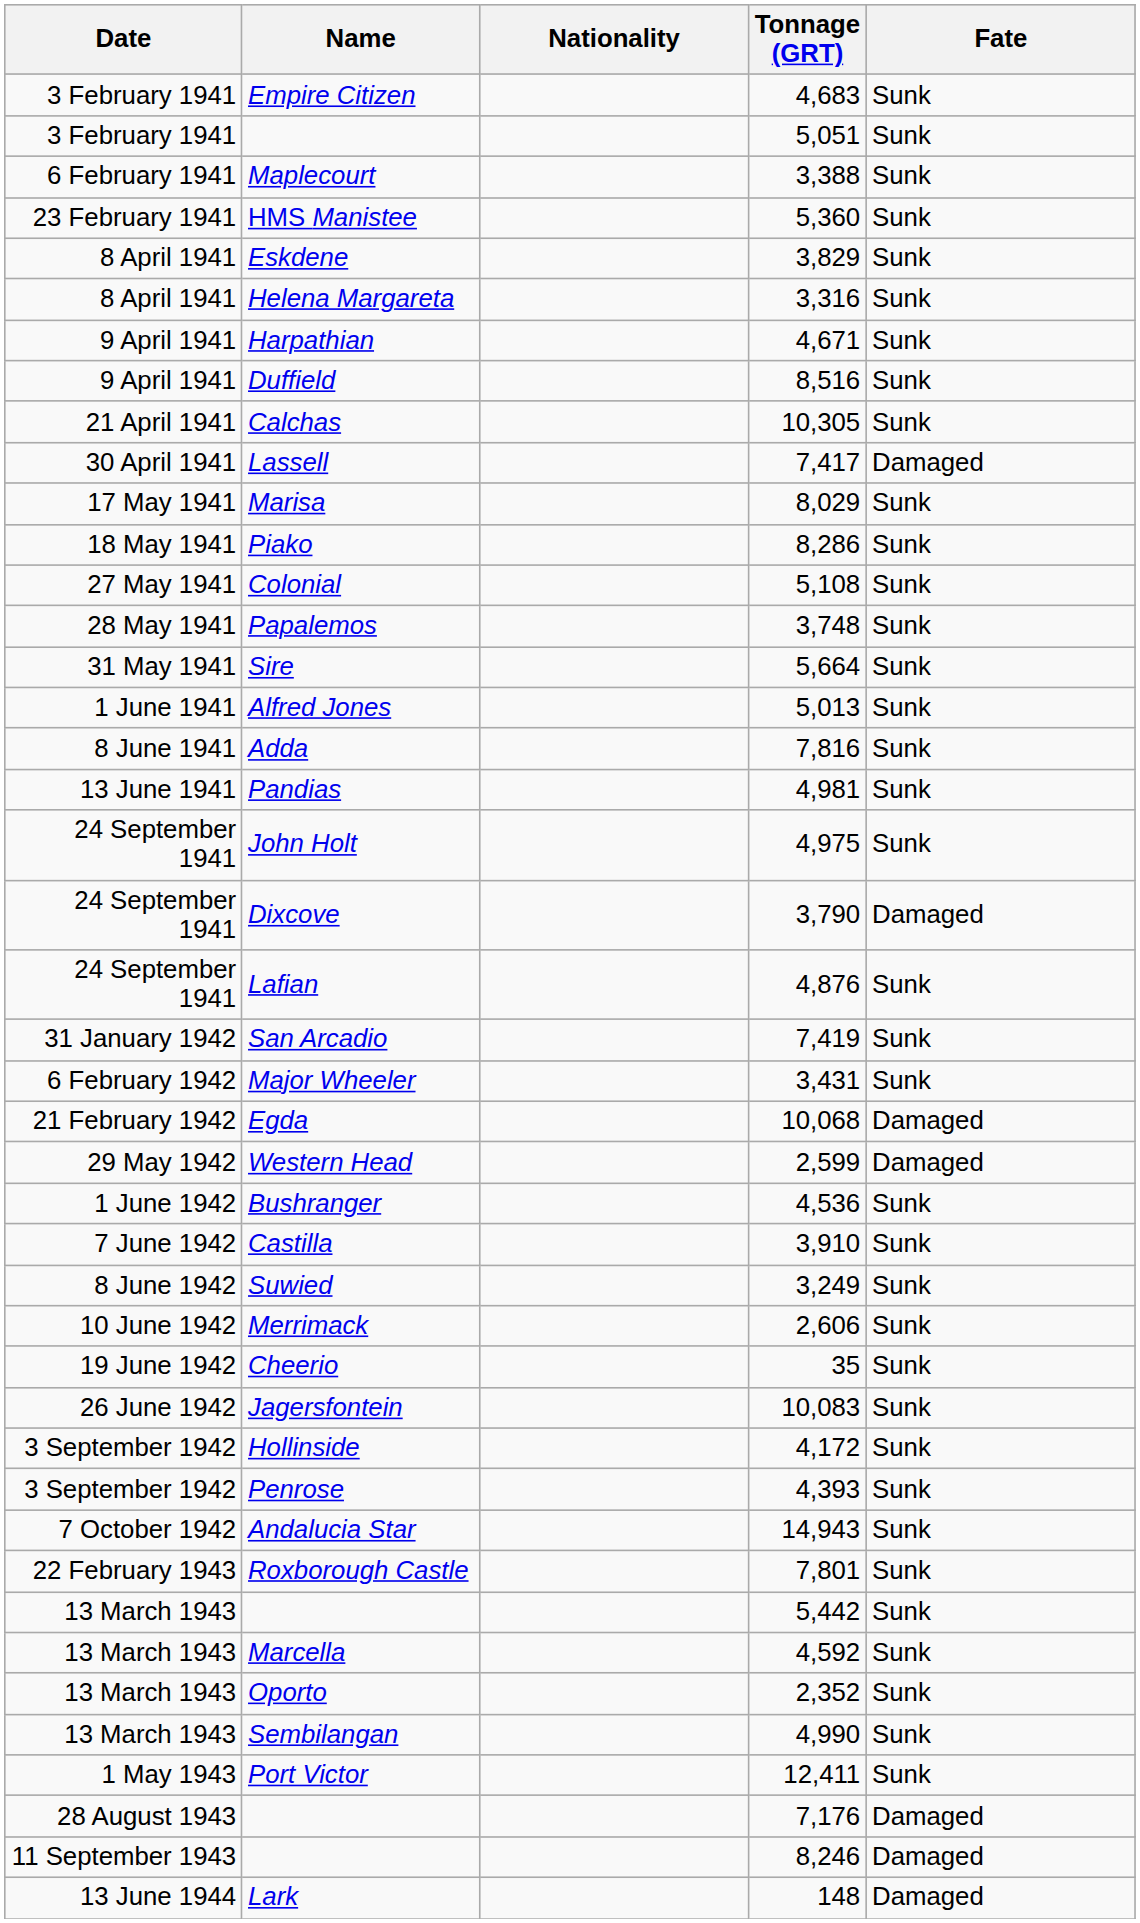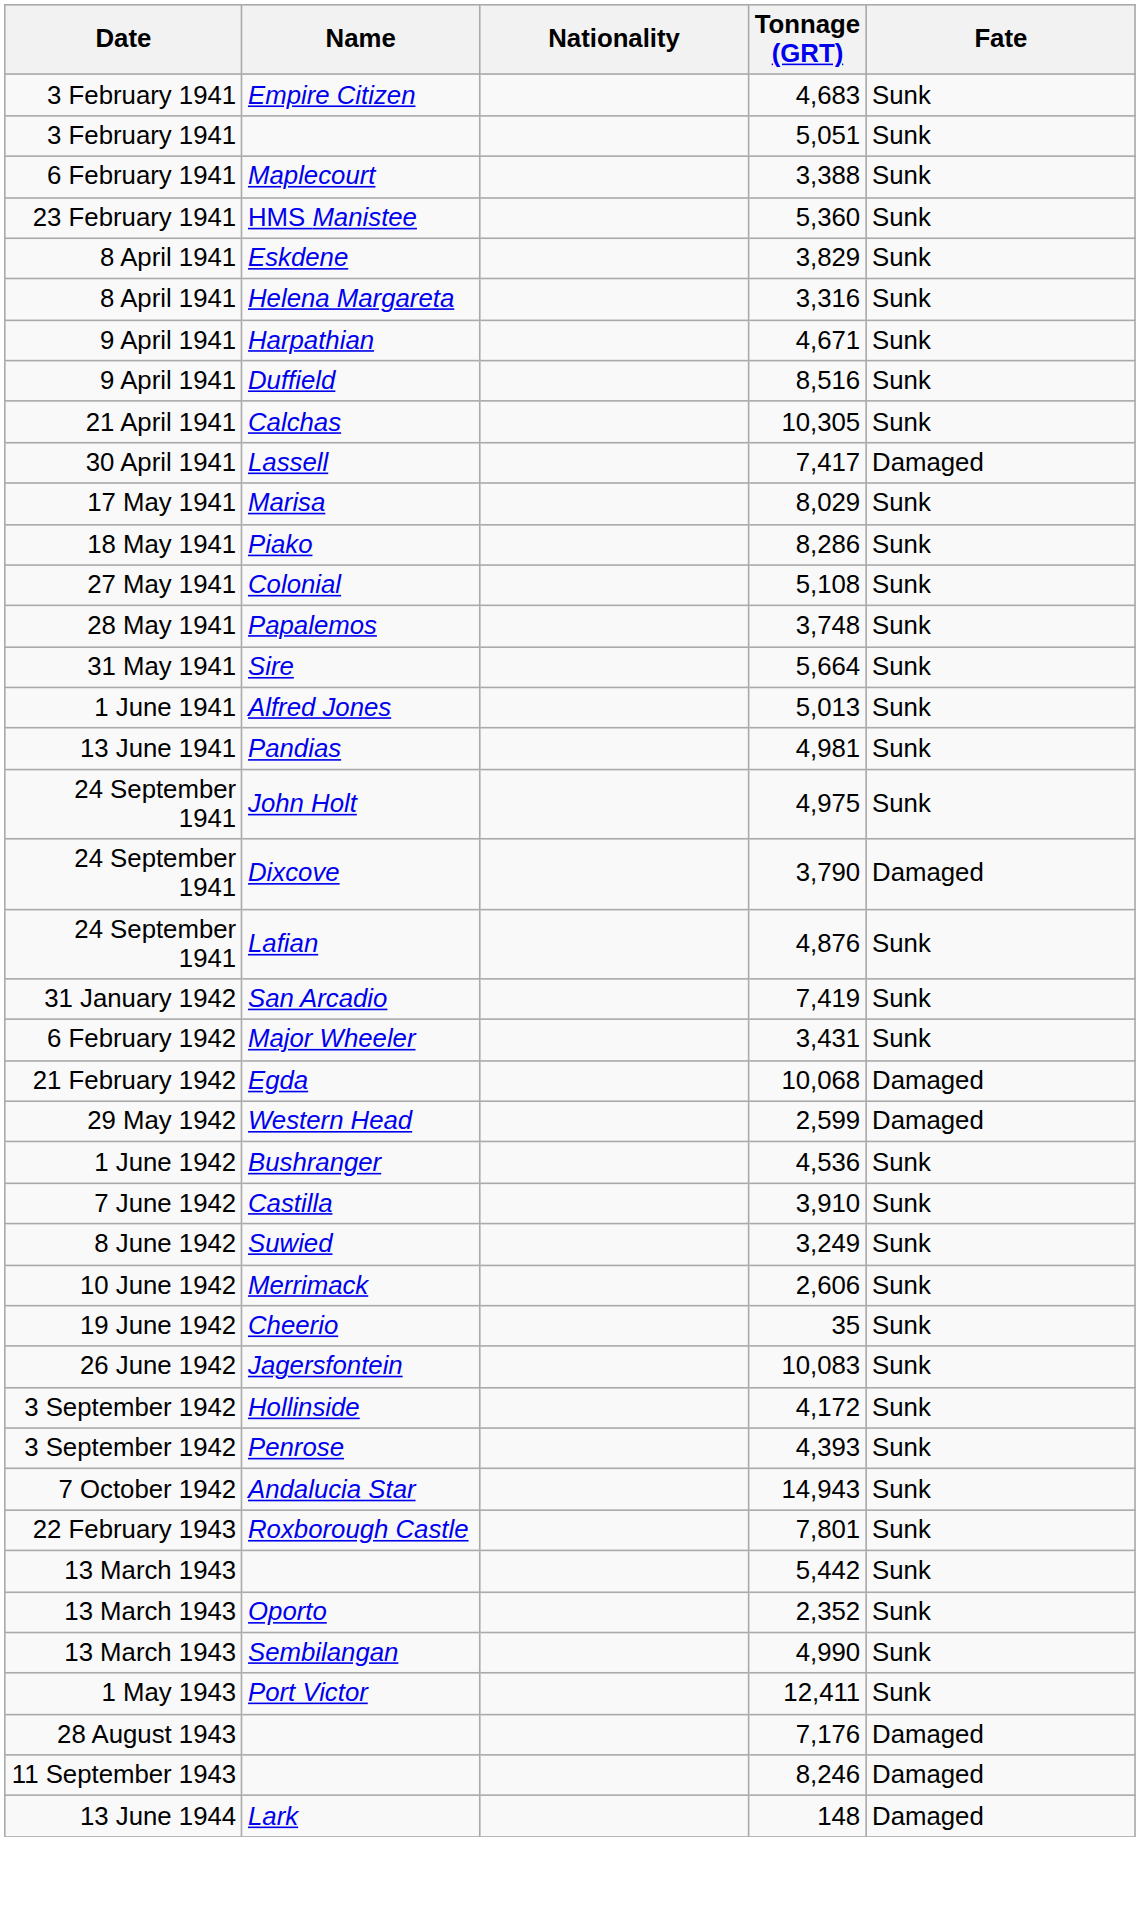- row: (278, 748)
- row: (297, 1652)
